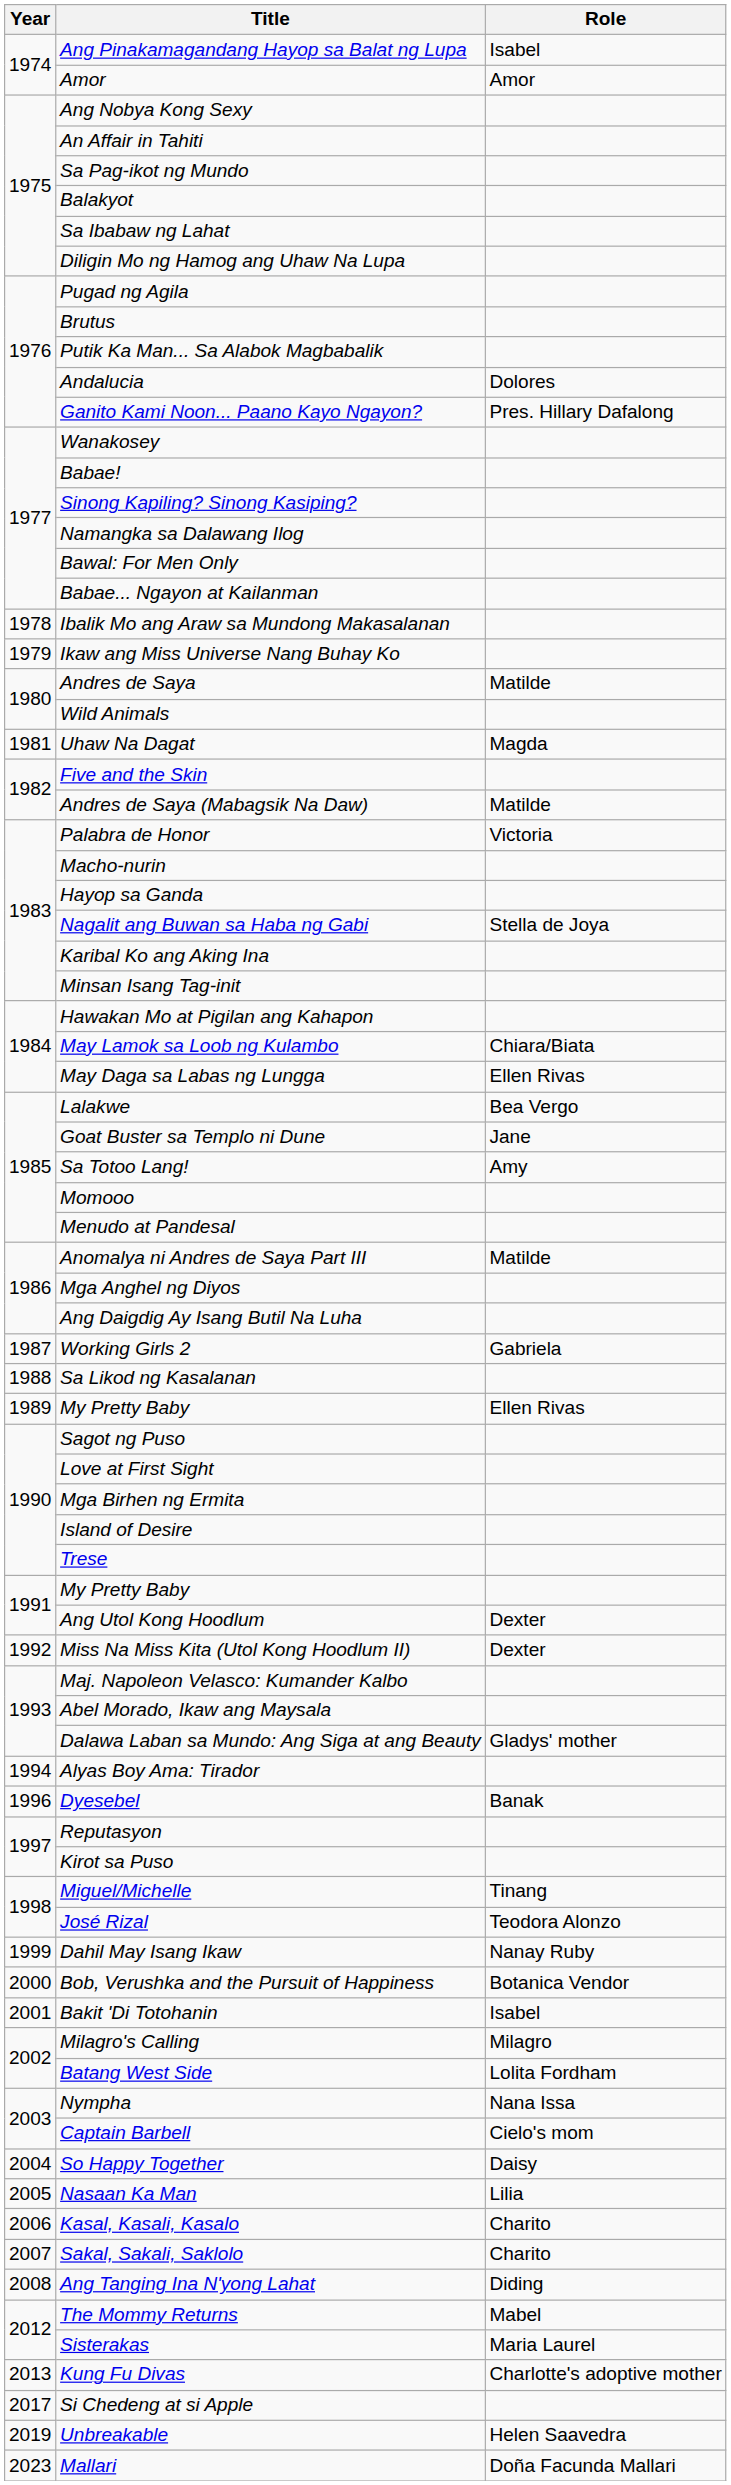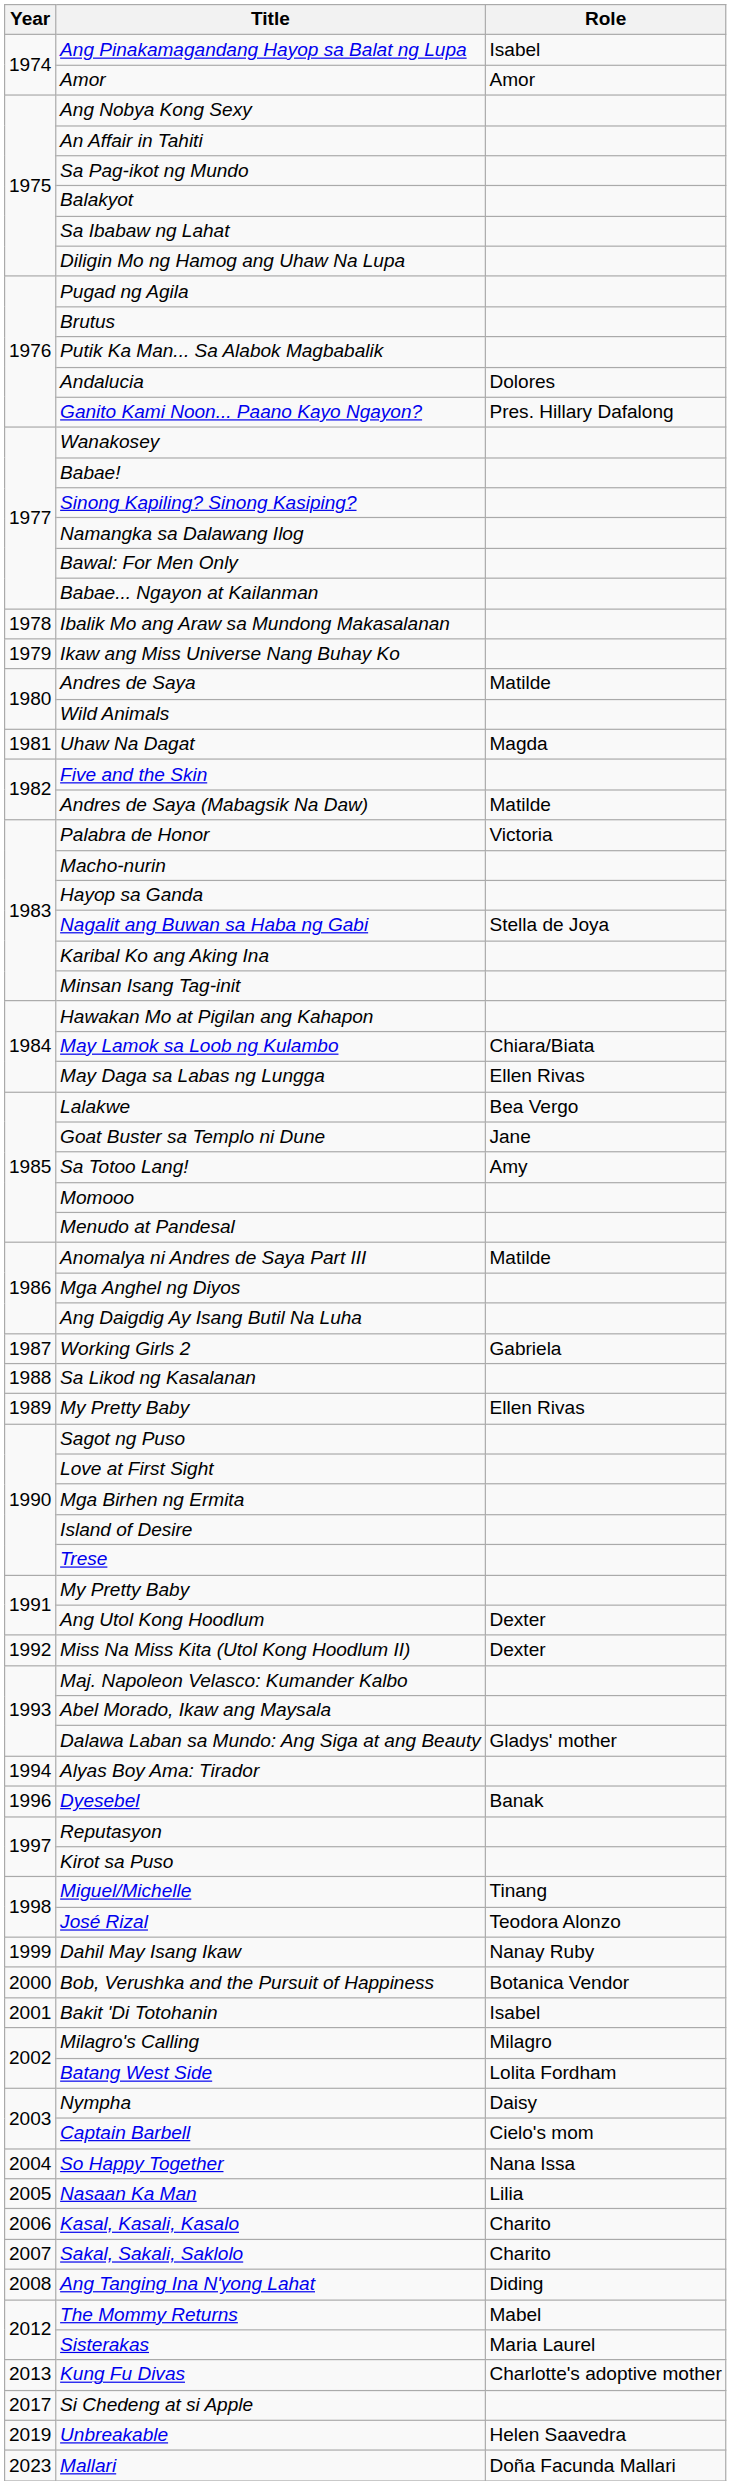(532, 2103) Nana Issa -> (513, 2103) Daisy
(513, 2163) Daisy -> (532, 2163) Nana Issa
